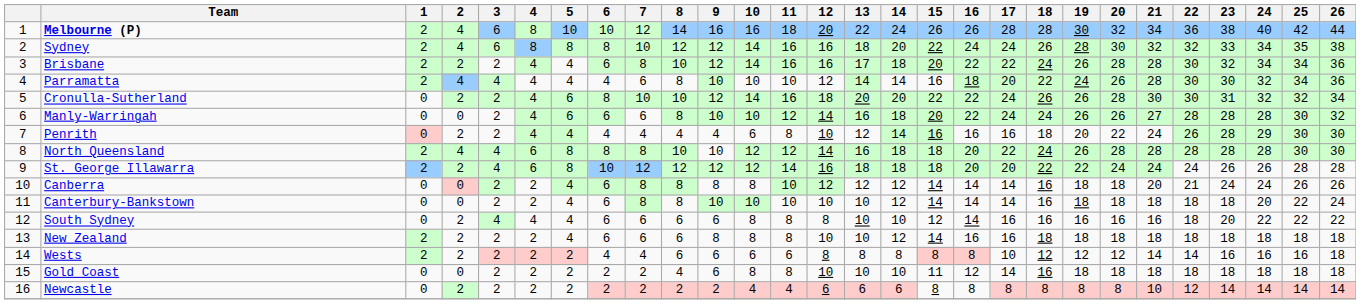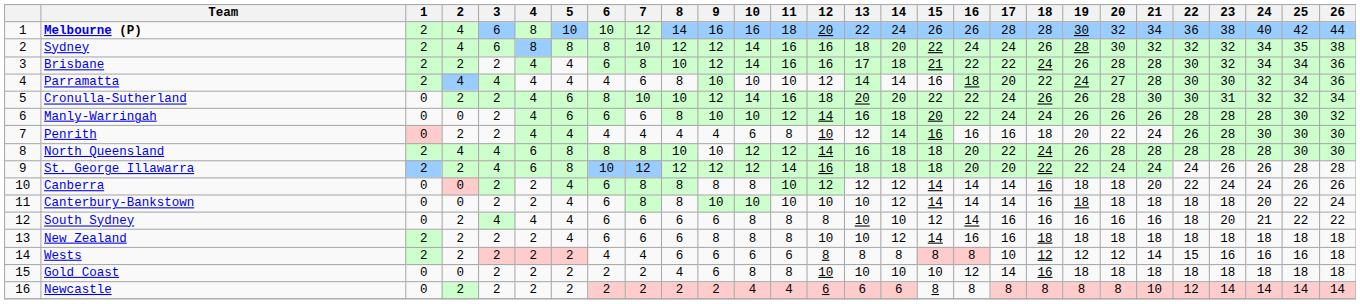(1228, 47) 33 -> (1228, 47) 32
(935, 65) 20 -> (935, 65) 21
(1118, 82) 26 -> (1118, 82) 27
(1155, 117) 27 -> (1155, 117) 26
(1264, 134) 29 -> (1264, 134) 30
(1191, 186) 21 -> (1191, 186) 22
(1264, 220) 22 -> (1264, 220) 21
(1191, 255) 14 -> (1191, 255) 15
(935, 272) 11 -> (935, 272) 10
